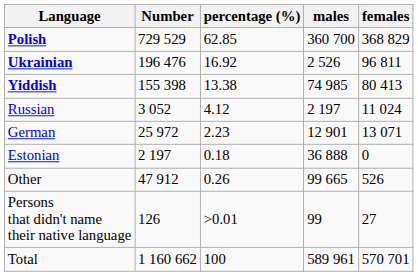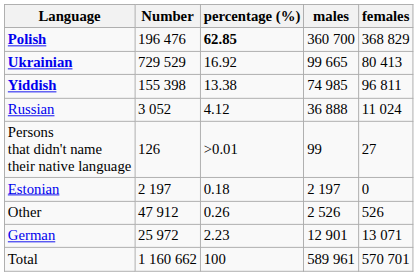(162, 39) 729 529 -> (162, 39) 196 476
(220, 39) normal -> (220, 39) bold
(162, 62) 196 476 -> (162, 62) 729 529
(324, 62) 2 526 -> (327, 62) 99 665
(382, 62) 96 811 -> (382, 62) 80 413
(382, 86) 80 413 -> (382, 86) 96 811
(324, 109) 2 197 -> (327, 109) 36 888
rows swapped: (32, 132) <-> (70, 219)
(327, 156) 36 888 -> (324, 189) 2 197
(327, 179) 99 665 -> (324, 212) 2 526
